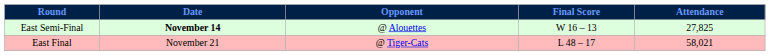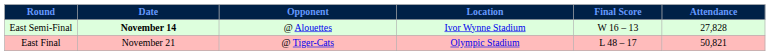+ column: (485, 12)
(700, 27) 27,825 -> (714, 27) 27,828
(700, 43) 58,021 -> (714, 43) 50,821
